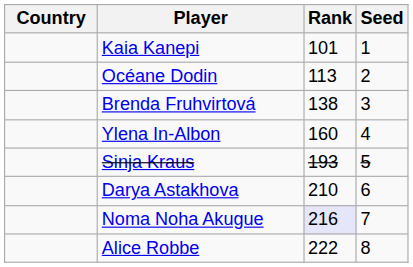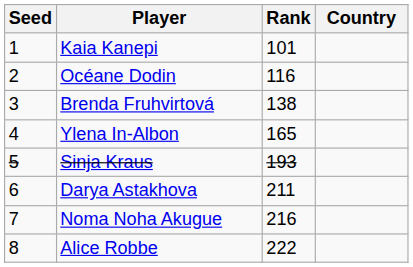columns swapped: (51, 18) <-> (382, 18)
(322, 76) 113 -> (281, 76) 116
(323, 133) 160 -> (281, 133) 165
(323, 190) 210 -> (281, 190) 211
(323, 219) lavender background -> (281, 219) no background
